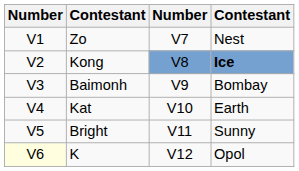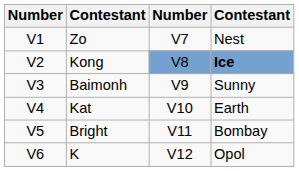(241, 85) Bombay -> (235, 85) Sunny
(235, 131) Sunny -> (241, 131) Bombay
(35, 154) lightyellow background -> (35, 154) no background
